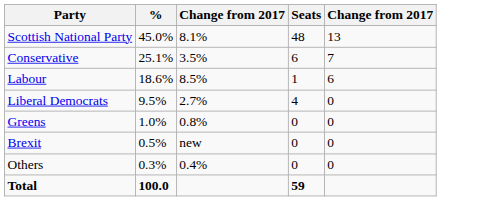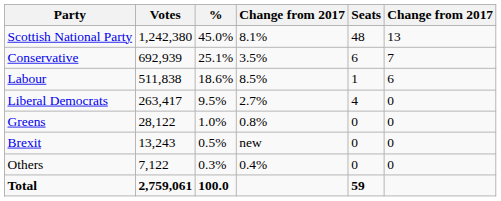+ column: (165, 15)
